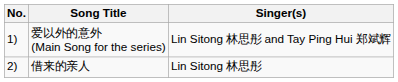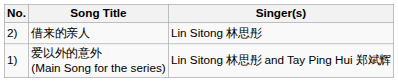rows swapped: (98, 40) <-> (60, 66)
